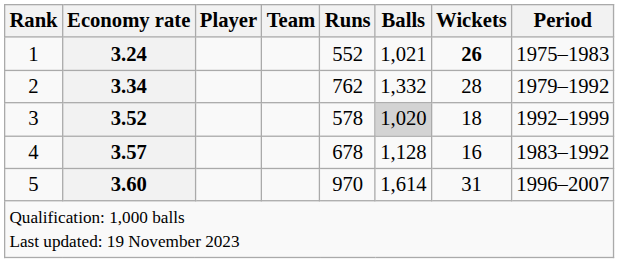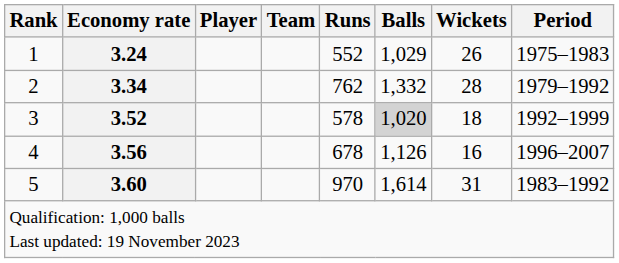(403, 53) 1,021 -> (403, 53) 1,029
(471, 53) bold -> (471, 53) normal
(129, 151) 3.57 -> (129, 151) 3.56
(403, 151) 1,128 -> (403, 151) 1,126
(563, 151) 1983–1992 -> (563, 151) 1996–2007
(563, 184) 1996–2007 -> (563, 184) 1983–1992
